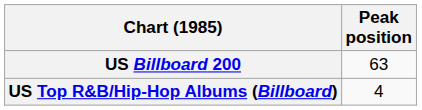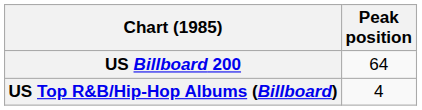(379, 64) 63 -> (379, 64) 64
